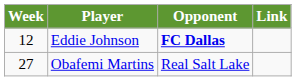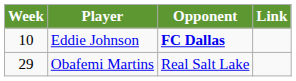(26, 40) 12 -> (26, 40) 10
(26, 64) 27 -> (26, 64) 29
